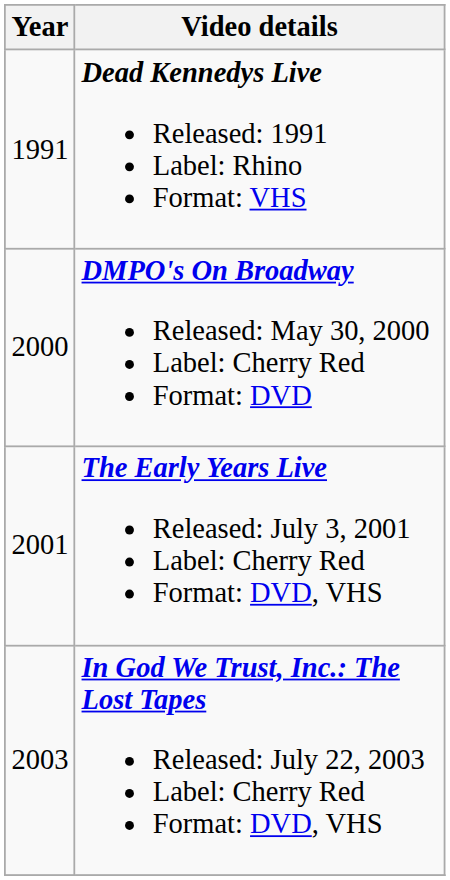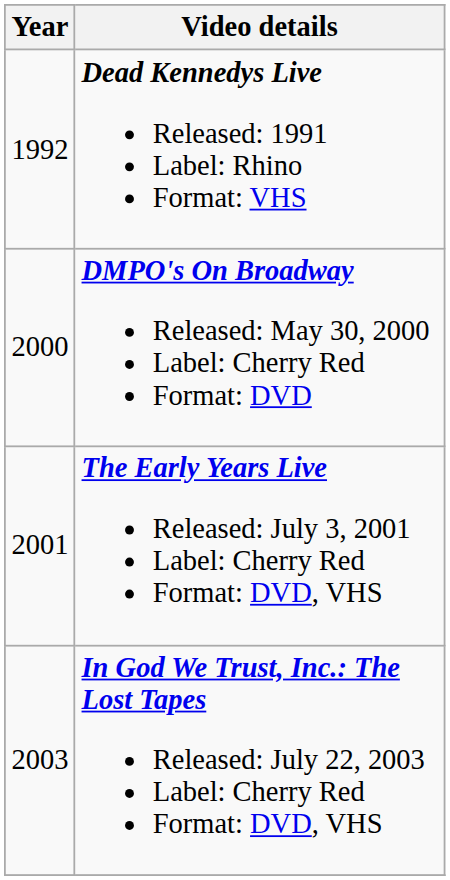(40, 148) 1991 -> (40, 148) 1992
